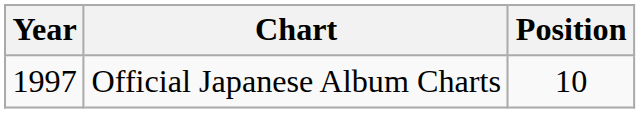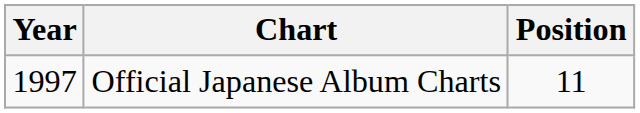(571, 81) 10 -> (571, 81) 11
